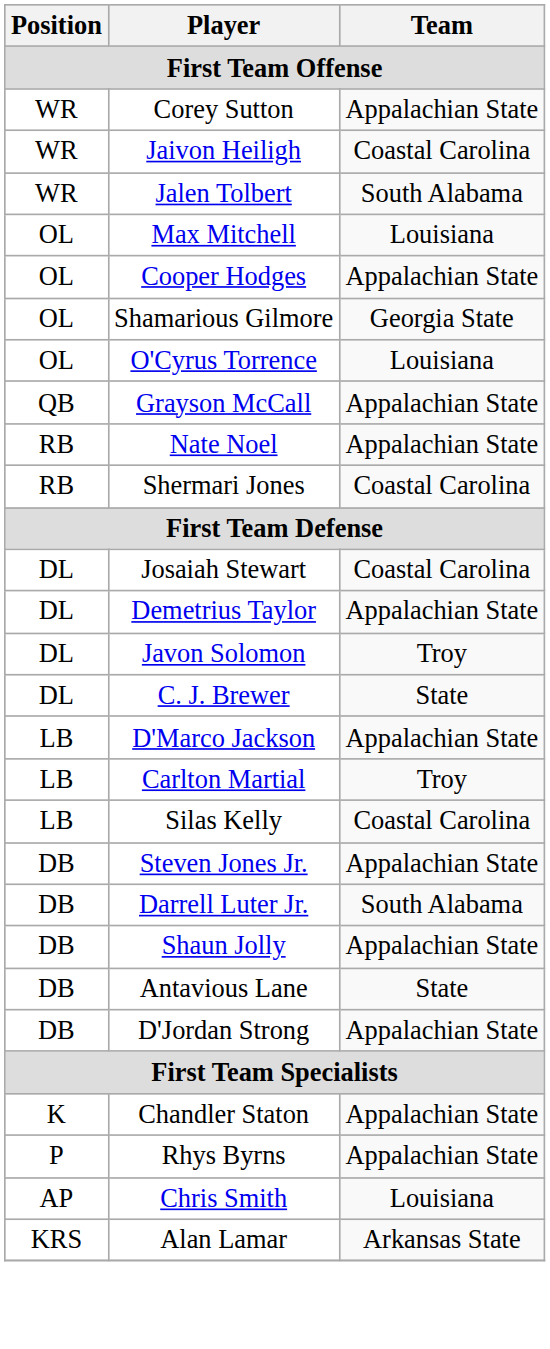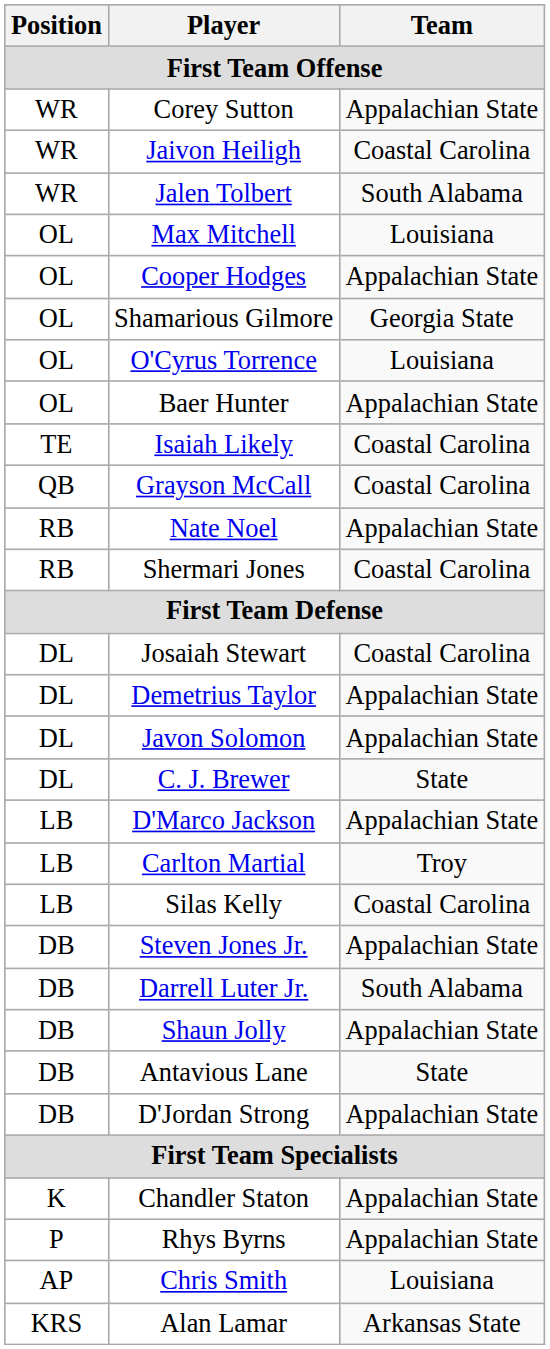+ row: (224, 402)
+ row: (224, 444)
(442, 402) Appalachian State -> (442, 485) Coastal Carolina
(442, 653) Troy -> (442, 737) Appalachian State
